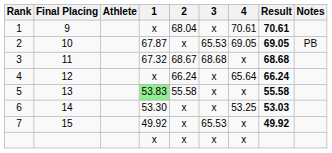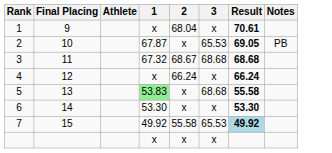- column: (244, 12)
(184, 92) 55.58 -> (184, 92) x
(214, 92) x -> (214, 92) 68.68
(276, 108) 53.03 -> (247, 108) 53.30
(184, 124) x -> (184, 124) 55.58
(276, 124) no background -> (247, 124) lightblue background
